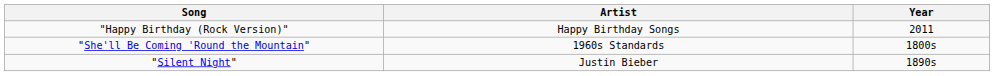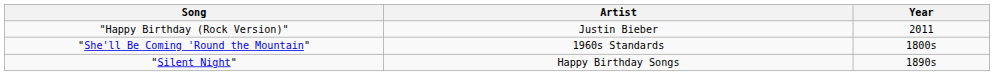(618, 29) Happy Birthday Songs -> (618, 29) Justin Bieber
(618, 62) Justin Bieber -> (618, 62) Happy Birthday Songs
